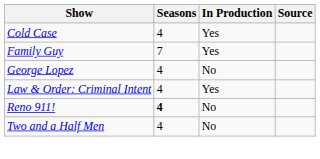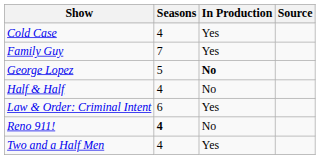(160, 70) 4 -> (160, 70) 5
(209, 70) normal -> (209, 70) bold
+ row: (36, 88)
(160, 88) 4 -> (160, 107) 6
(209, 126) No -> (210, 145) Yes
